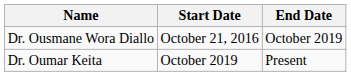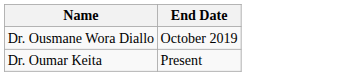- column: (210, 15)
